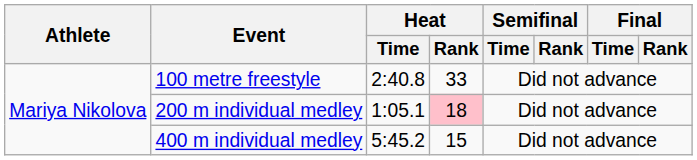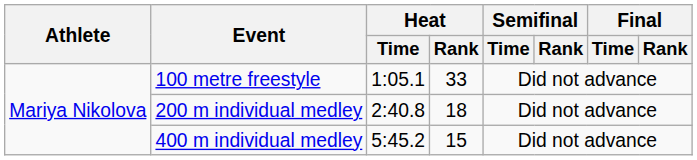(398, 80) 2:40.8 -> (398, 80) 1:05.1
(398, 110) 1:05.1 -> (398, 110) 2:40.8
(456, 110) pink background -> (456, 110) no background
